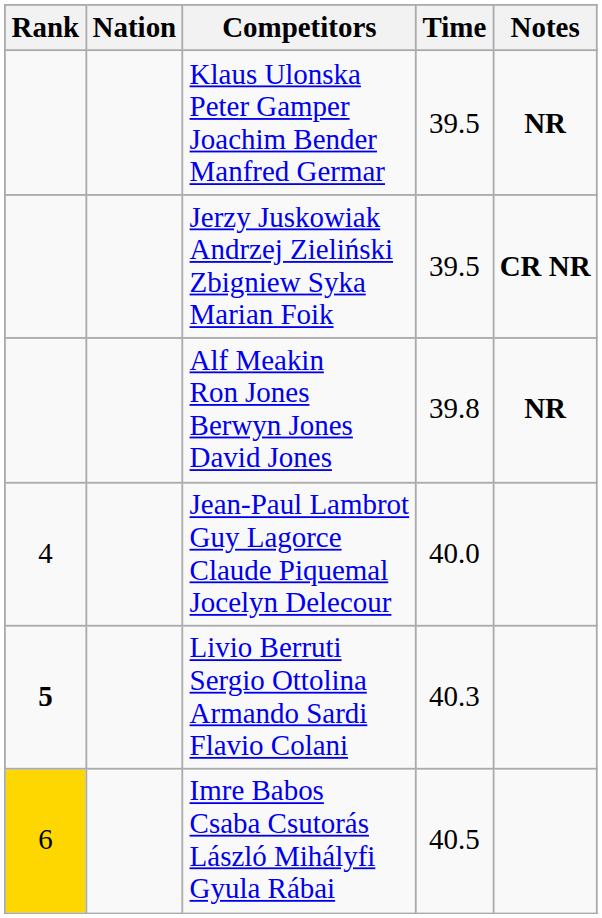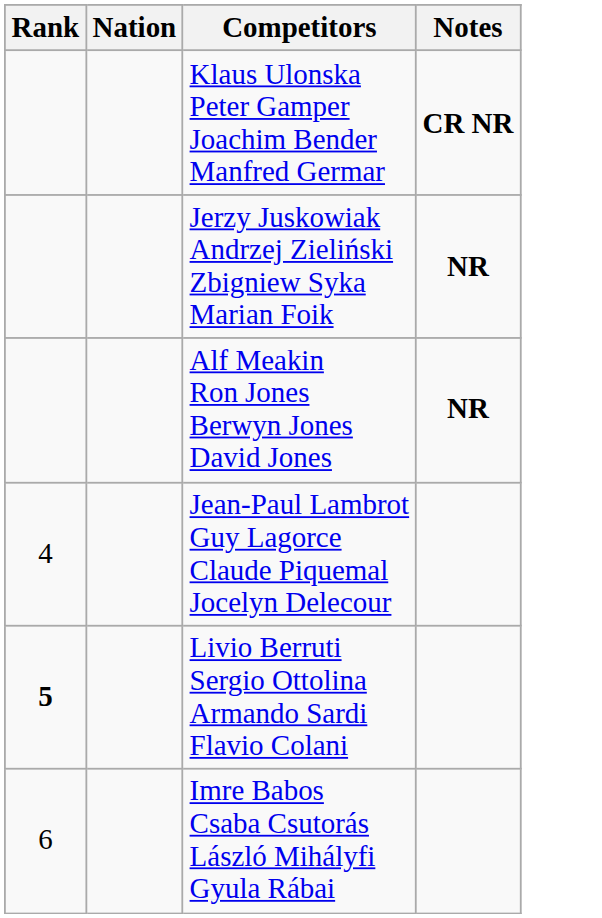- column: (454, 27)
(545, 122) NR -> (468, 122) CR NR
(545, 265) CR NR -> (468, 265) NR
(45, 840) gold background -> (45, 840) no background
